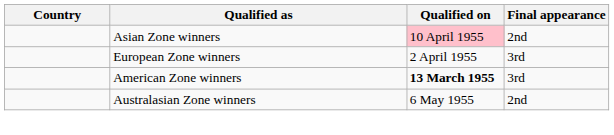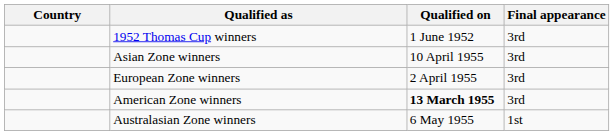+ row: (185, 36)
(447, 36) pink background -> (447, 57) no background
(517, 36) 2nd -> (516, 57) 3rd
(517, 99) 2nd -> (515, 120) 1st
